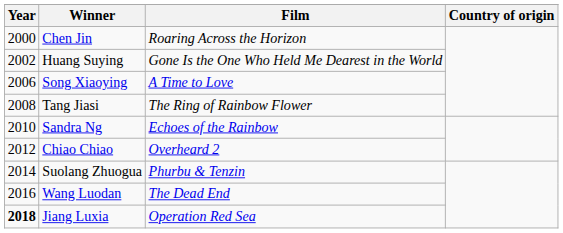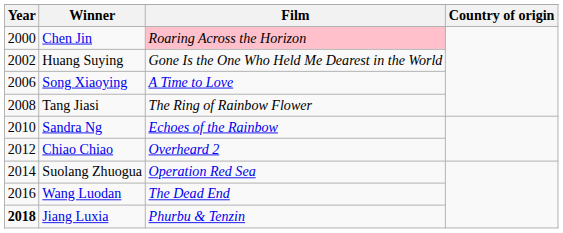(227, 37) no background -> (227, 37) pink background
(197, 171) Phurbu & Tenzin -> (202, 171) Operation Red Sea
(202, 216) Operation Red Sea -> (197, 216) Phurbu & Tenzin
